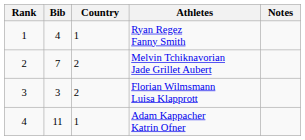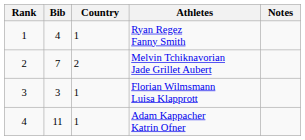(76, 92) 2 -> (76, 92) 1
